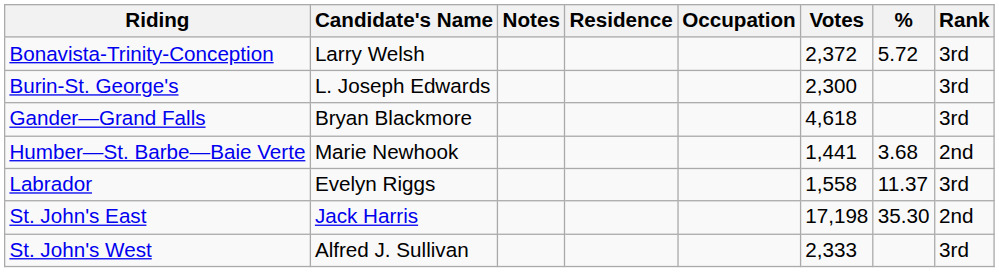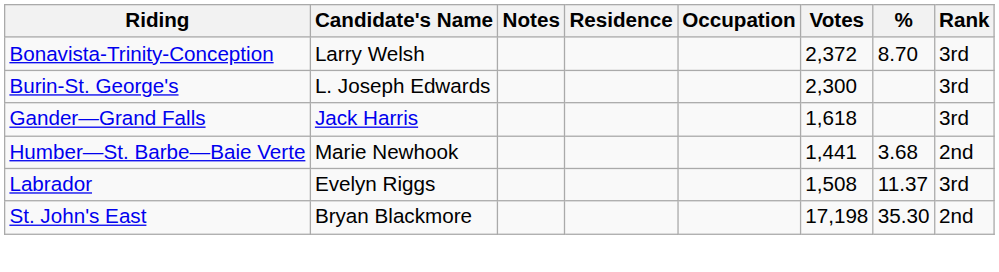(898, 53) 5.72 -> (898, 53) 8.70
(393, 119) Bryan Blackmore -> (367, 119) Jack Harris
(831, 119) 4,618 -> (831, 119) 1,618
(831, 184) 1,558 -> (831, 184) 1,508
(367, 217) Jack Harris -> (393, 217) Bryan Blackmore
- row: (81, 250)
